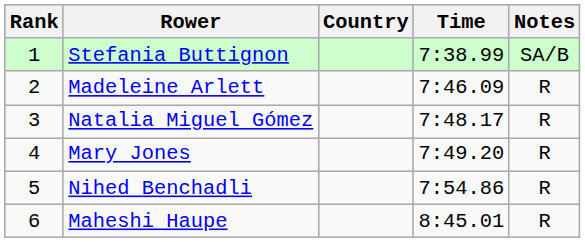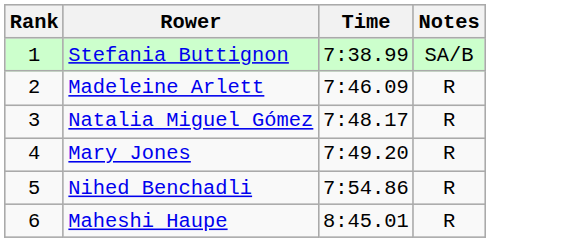- column: (366, 21)
